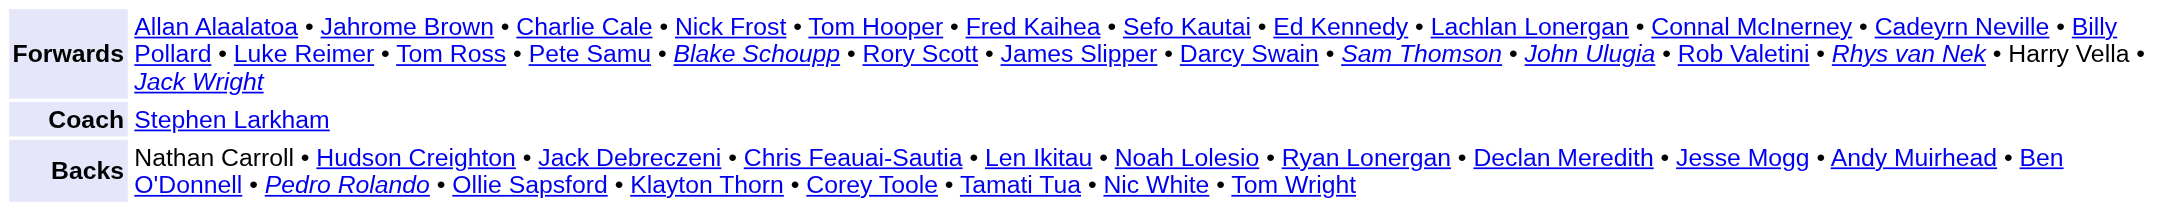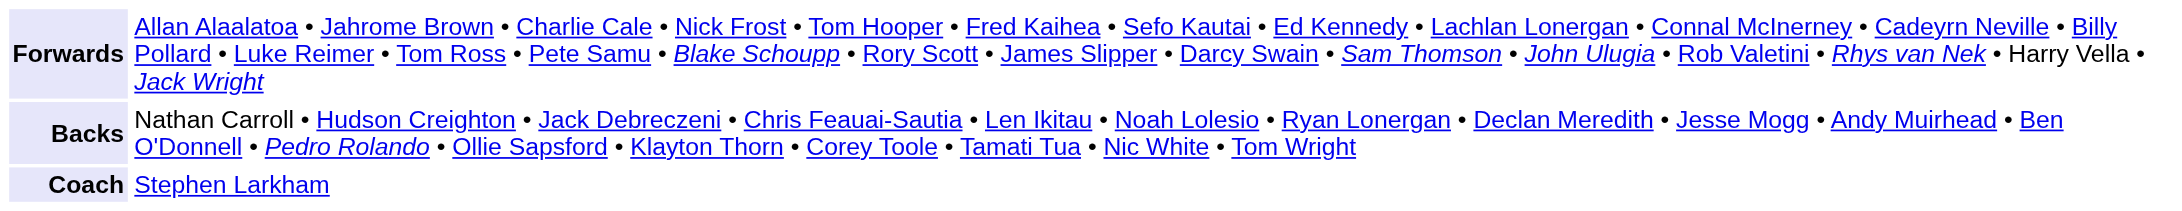rows swapped: (88, 171) <-> (86, 119)
